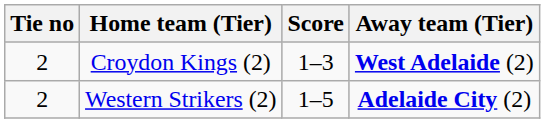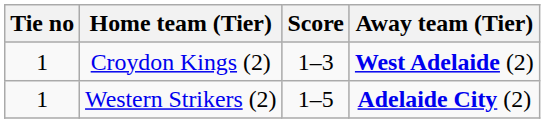(42, 61) 2 -> (42, 61) 1
(42, 99) 2 -> (42, 99) 1
